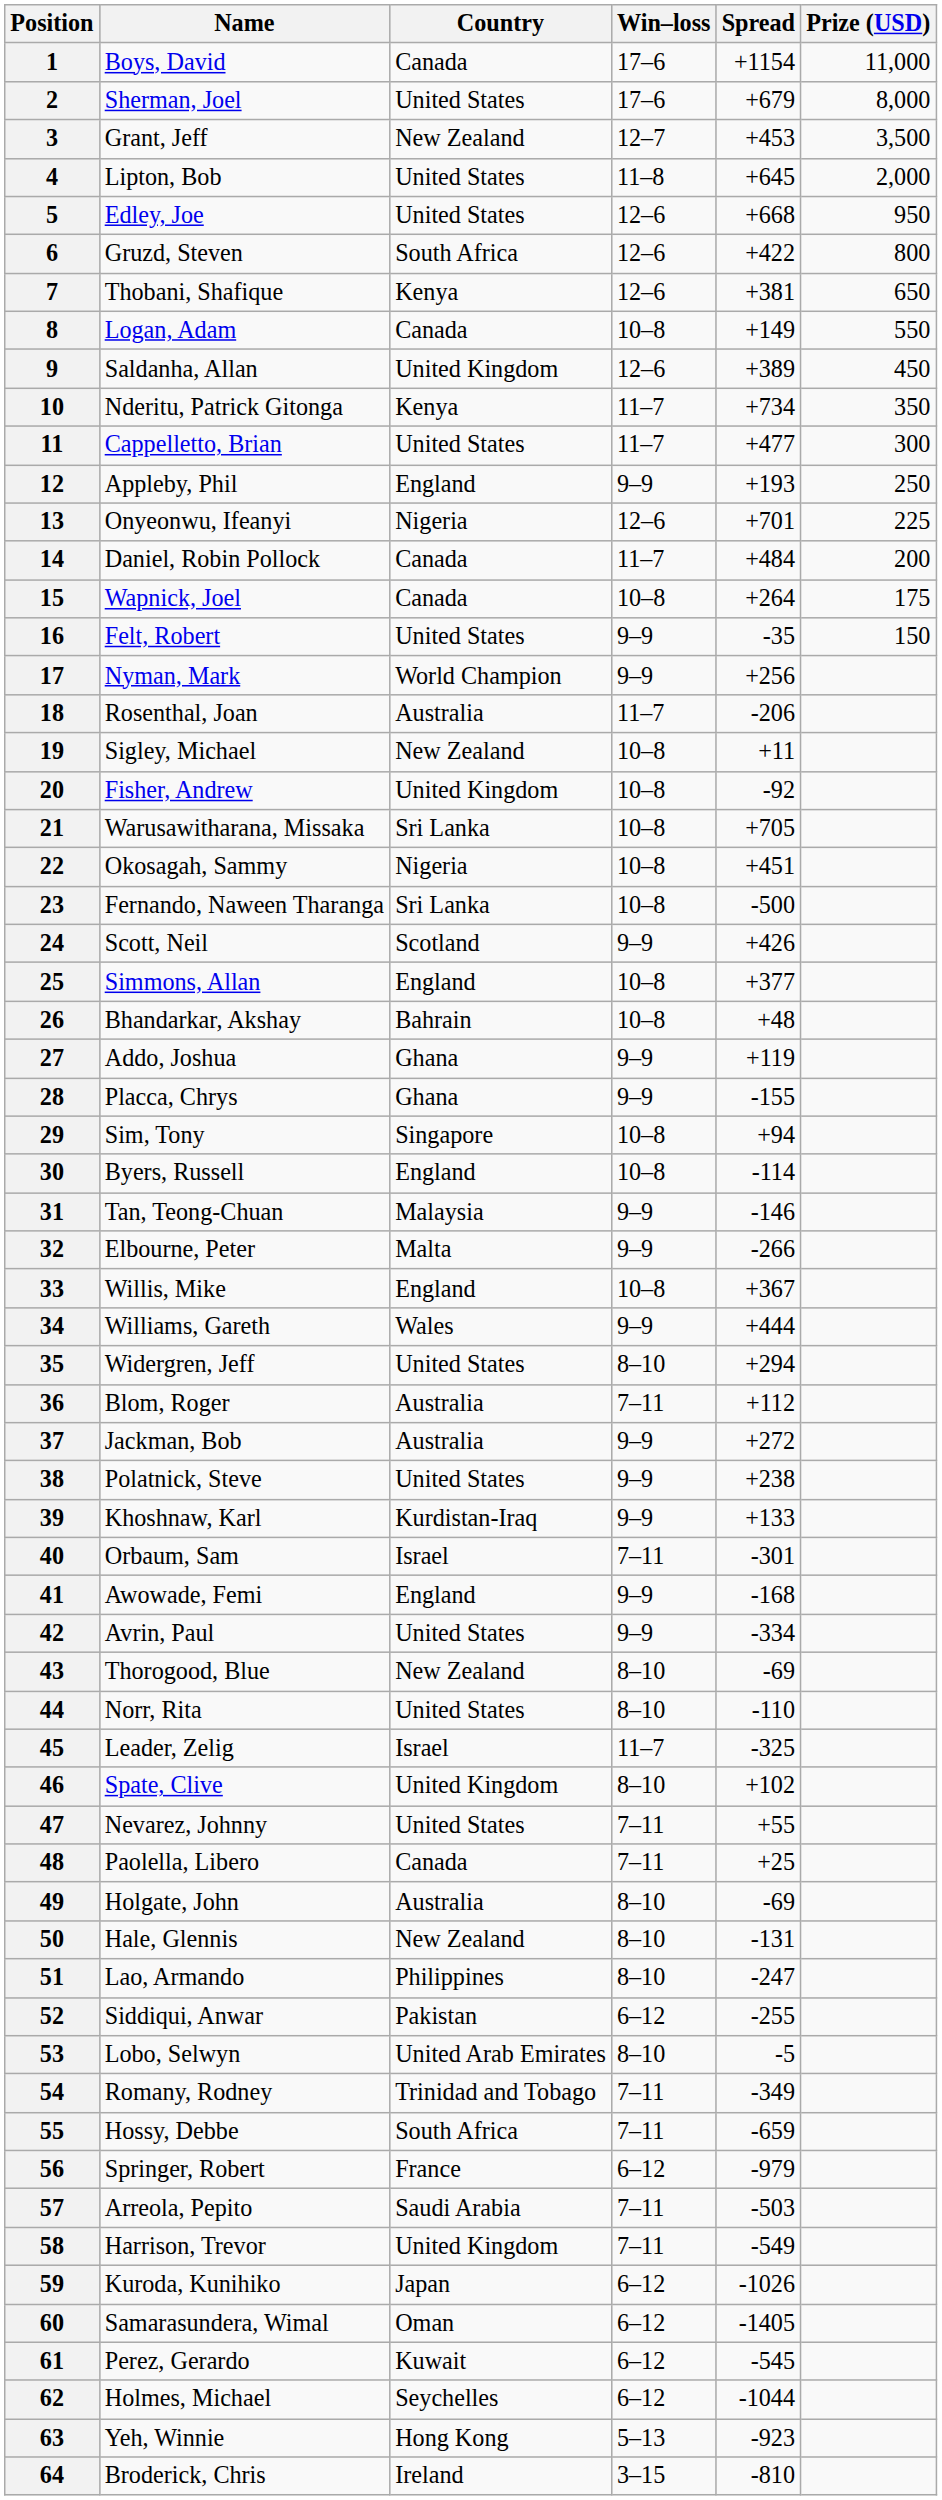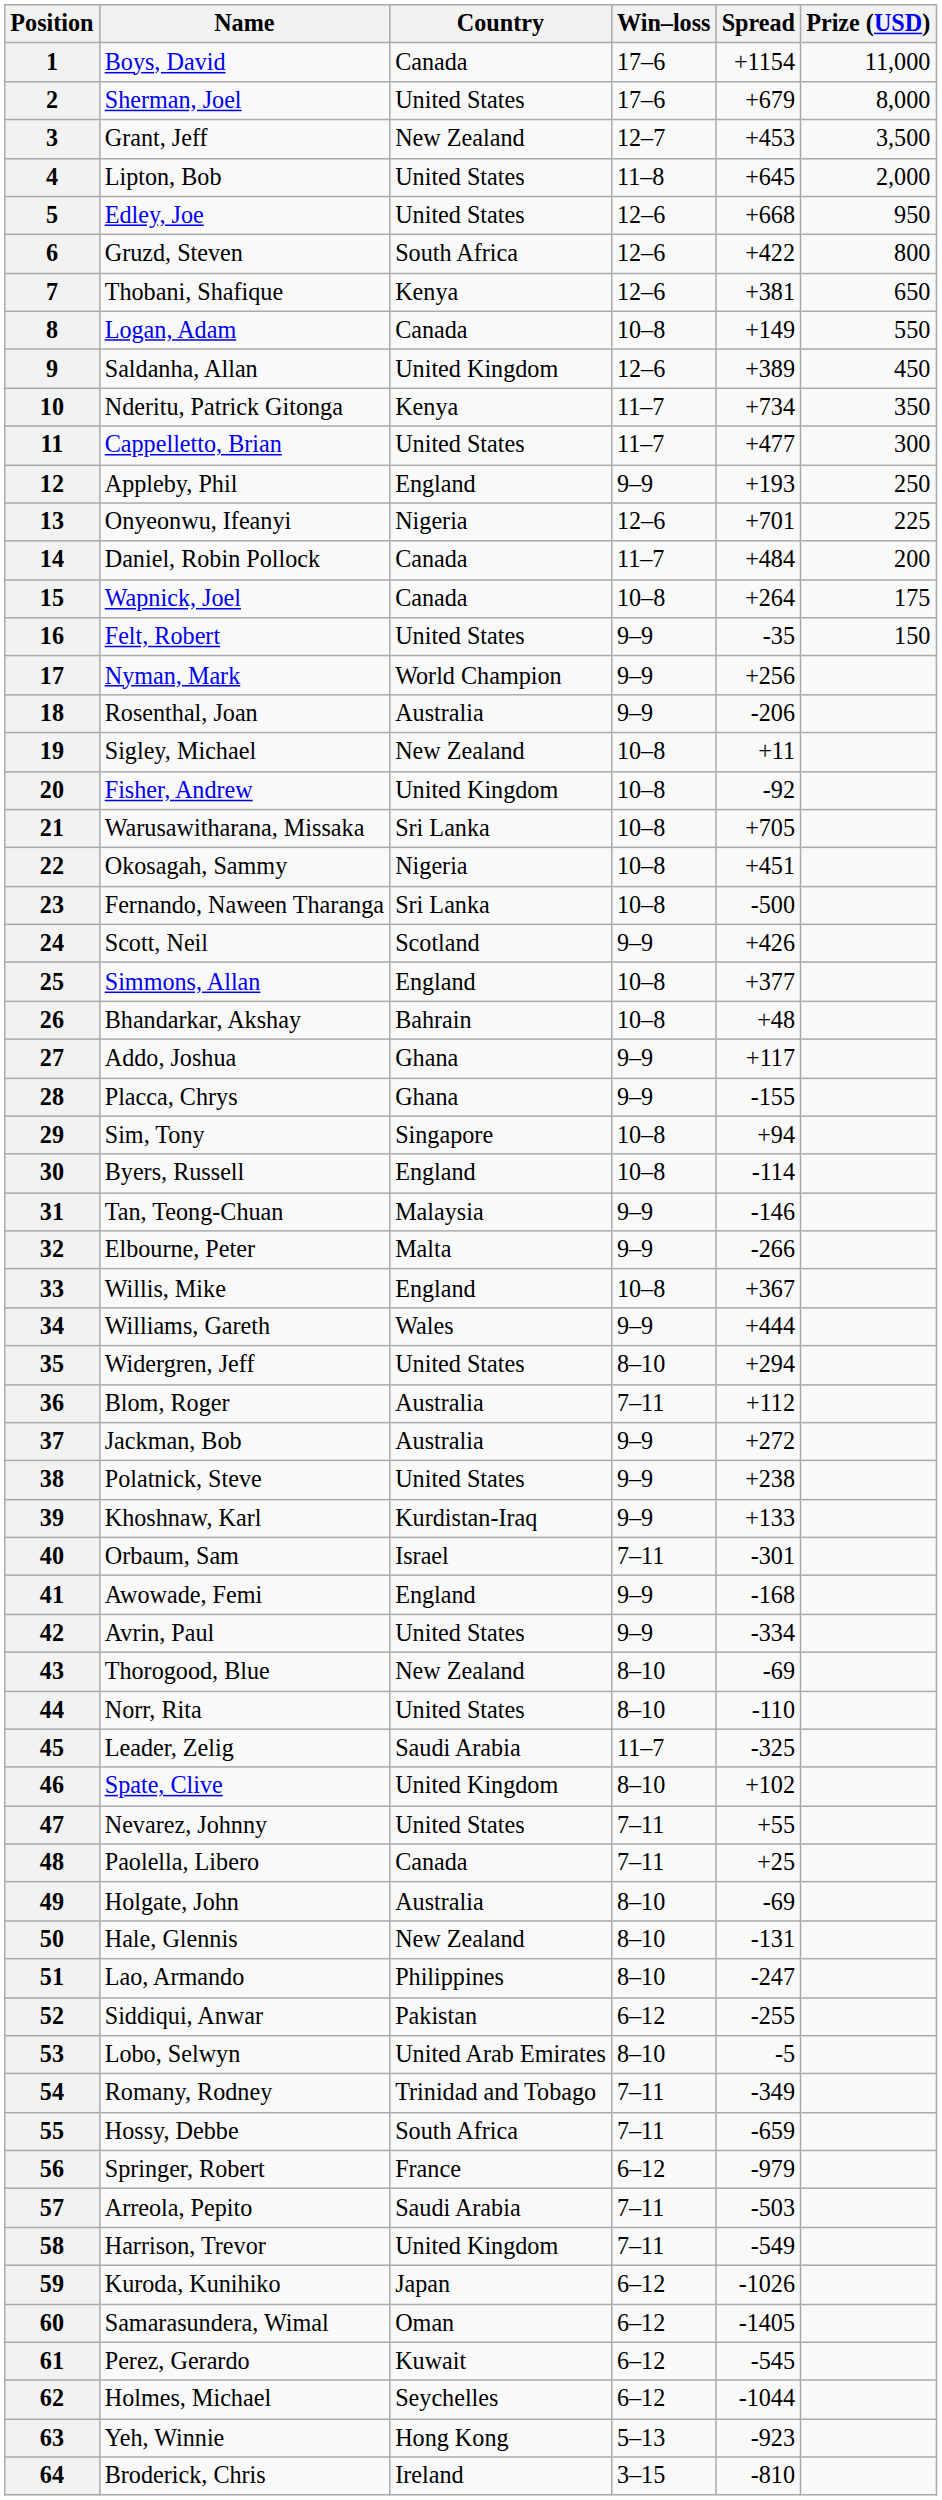(641, 713) 11–7 -> (635, 713) 9–9
(771, 1058) +119 -> (771, 1058) +117
(422, 1747) Israel -> (458, 1747) Saudi Arabia
